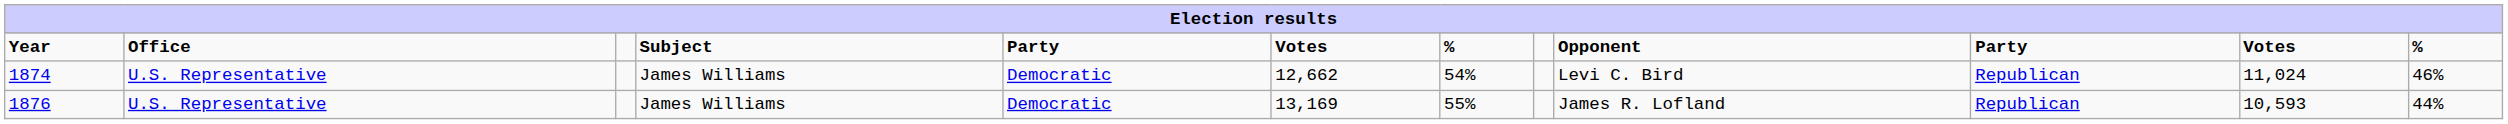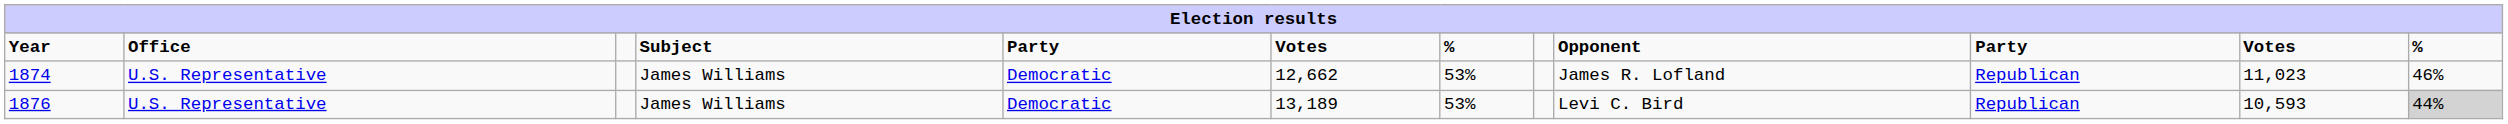(1460, 76) 54% -> (1460, 76) 53%
(1621, 76) Levi C. Bird -> (1642, 76) James R. Lofland
(2275, 76) 11,024 -> (2275, 76) 11,023
(1307, 104) 13,169 -> (1307, 104) 13,189
(1460, 104) 55% -> (1460, 104) 53%
(1642, 104) James R. Lofland -> (1621, 104) Levi C. Bird
(2428, 104) no background -> (2428, 104) lightgrey background
